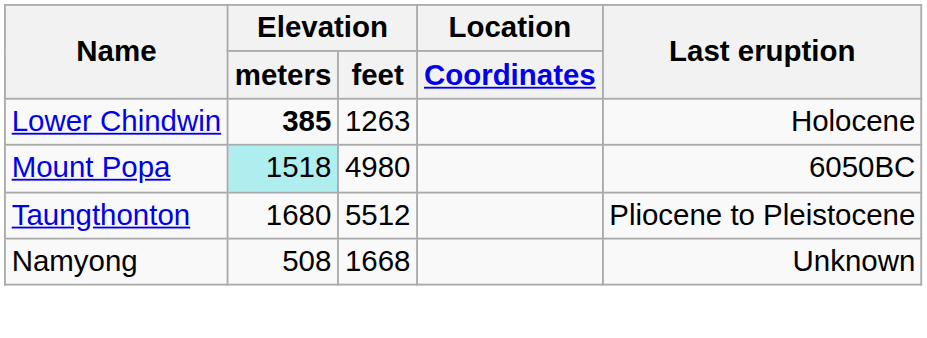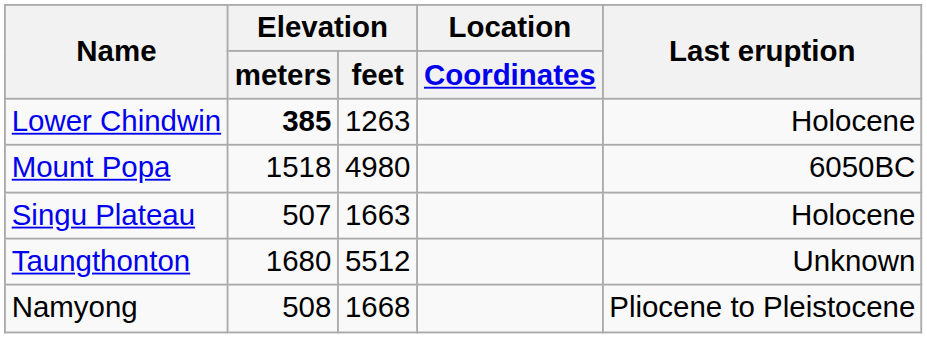(299, 167) paleturquoise background -> (299, 167) no background
+ row: (103, 214)
(762, 214) Pliocene to Pleistocene -> (854, 261) Unknown
(854, 261) Unknown -> (762, 307) Pliocene to Pleistocene
